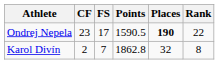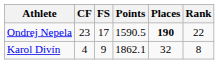(84, 50) 2 -> (84, 50) 4
(104, 50) 7 -> (104, 50) 9
(130, 50) 1862.8 -> (130, 50) 1862.1
